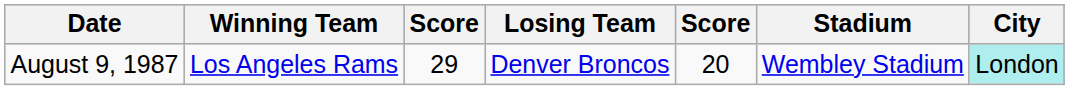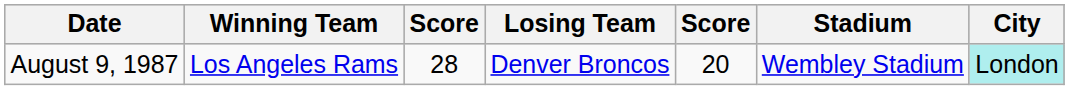(444, 63) 29 -> (444, 63) 28
